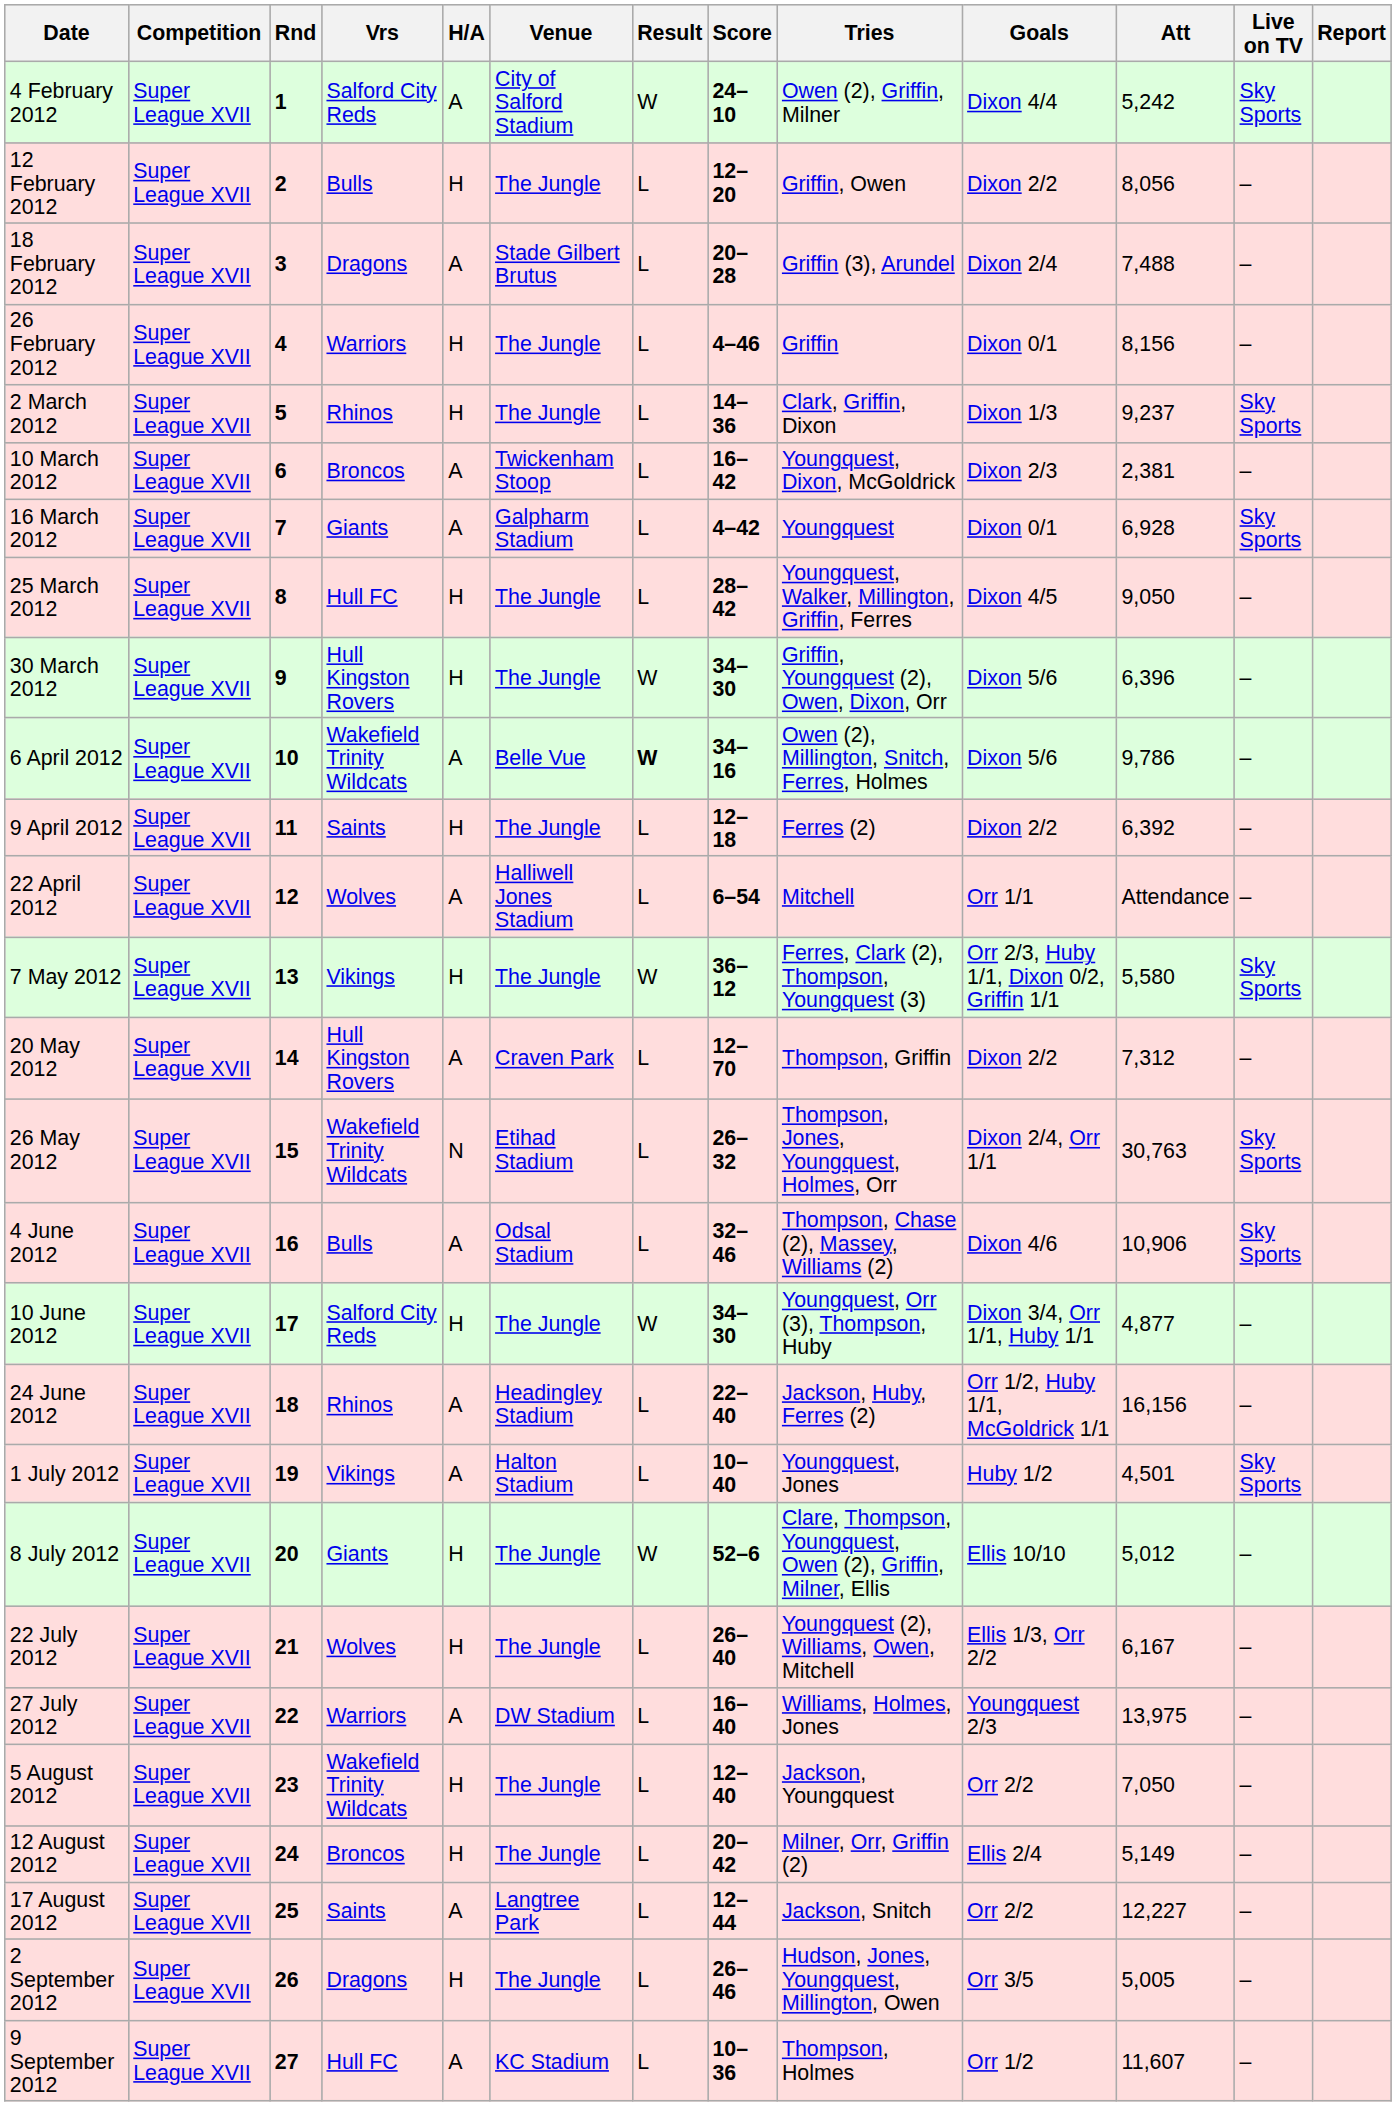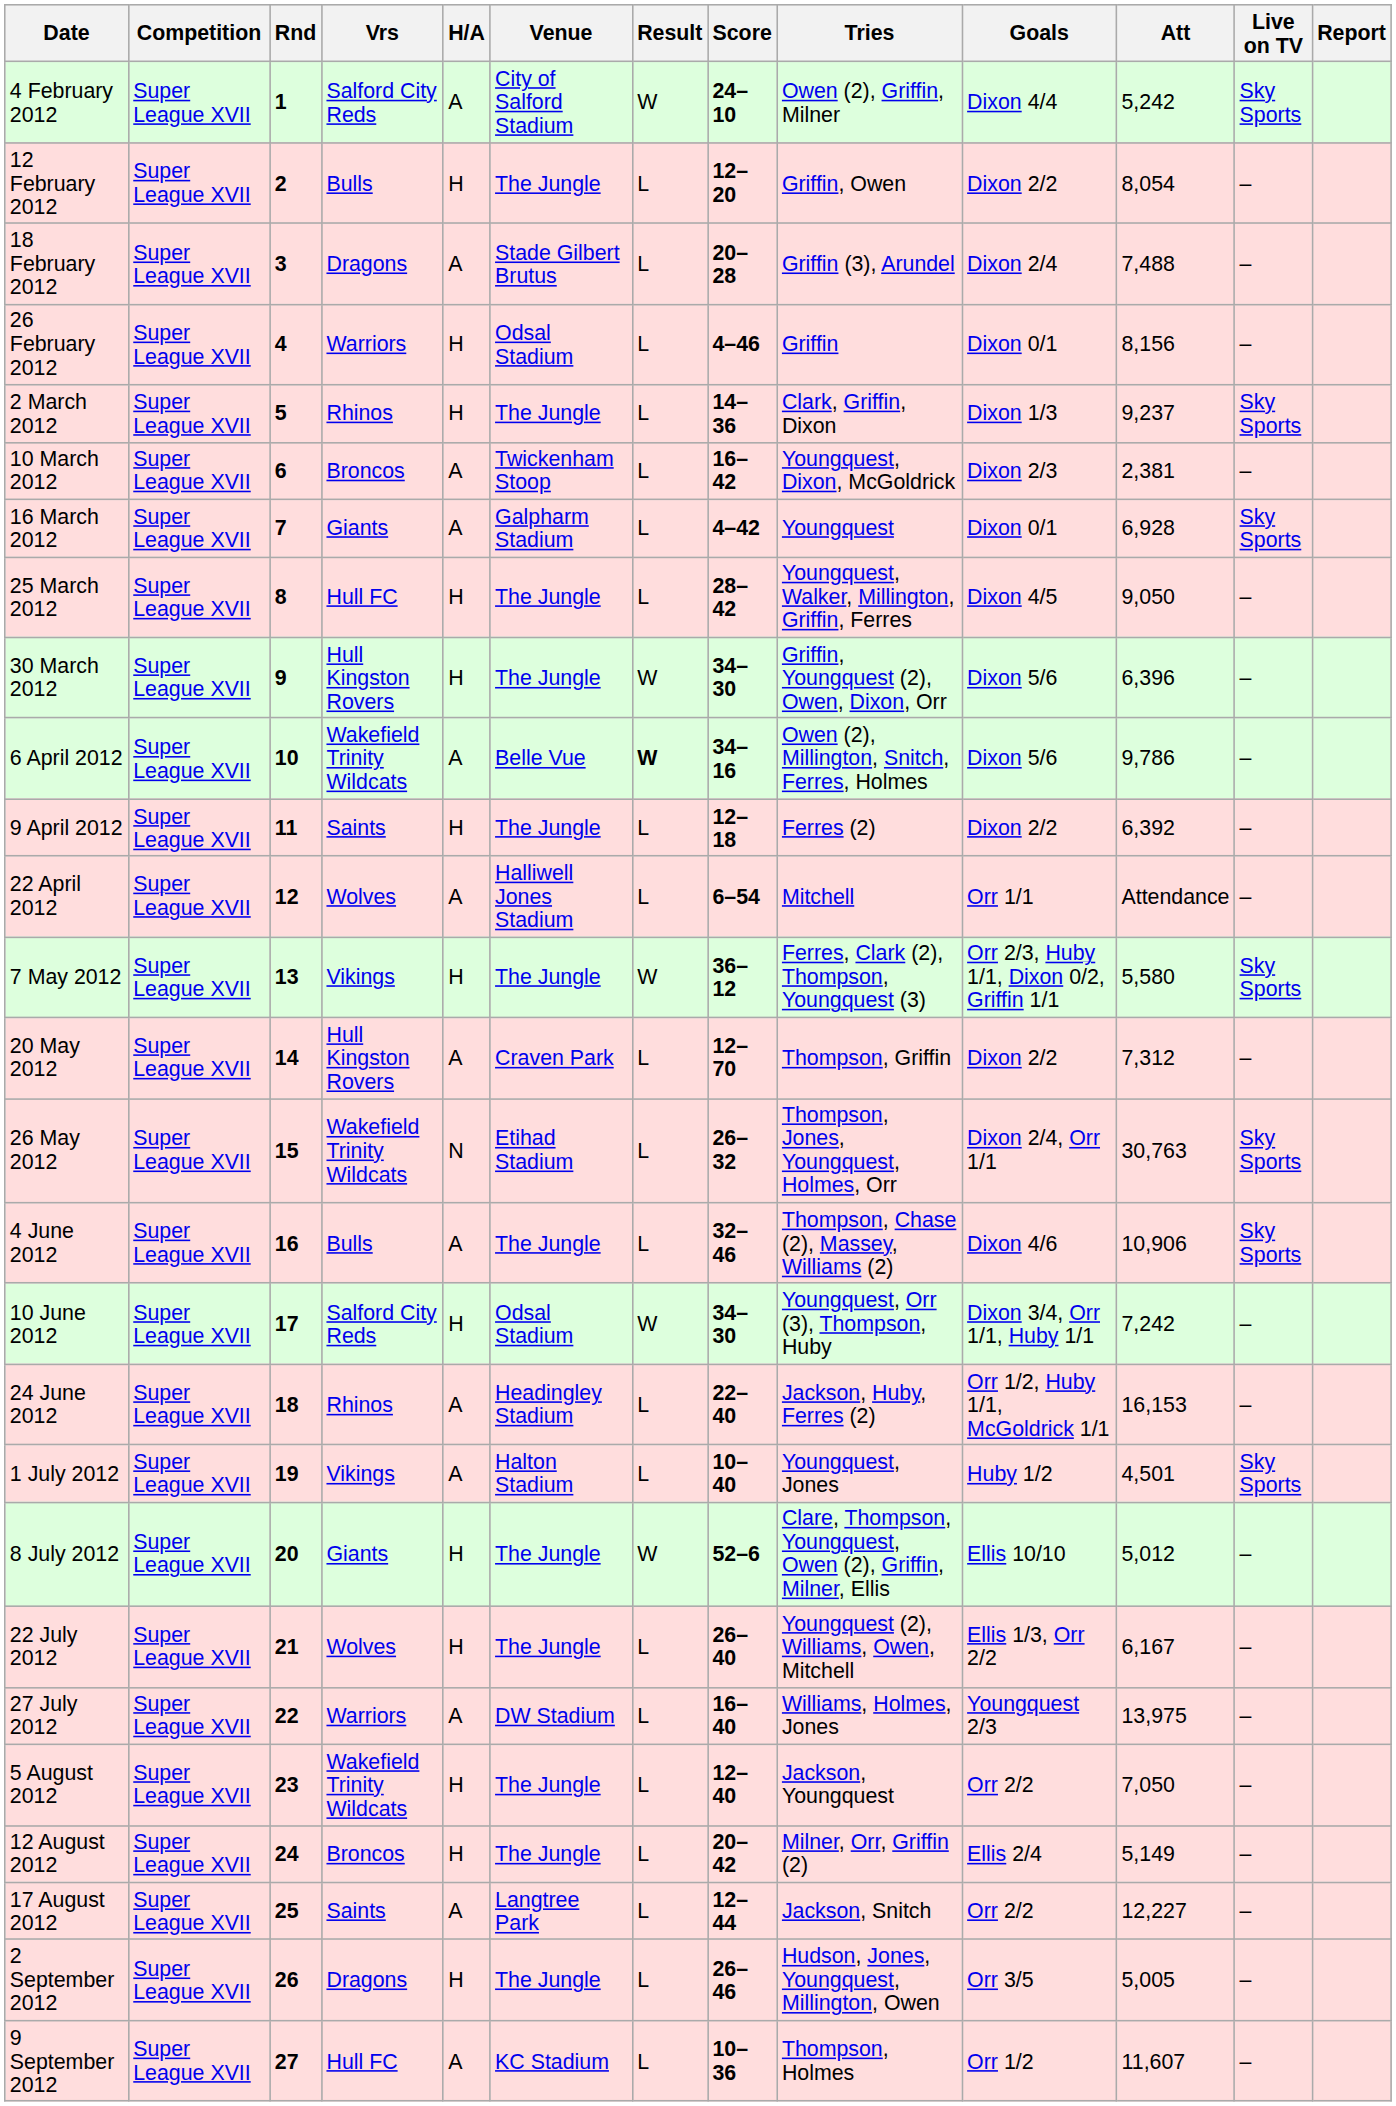(1148, 183) 8,056 -> (1148, 183) 8,054
(548, 344) The Jungle -> (534, 344) Odsal Stadium
(534, 1243) Odsal Stadium -> (548, 1243) The Jungle
(548, 1323) The Jungle -> (534, 1323) Odsal Stadium
(1148, 1323) 4,877 -> (1148, 1323) 7,242
(1154, 1404) 16,156 -> (1154, 1404) 16,153
